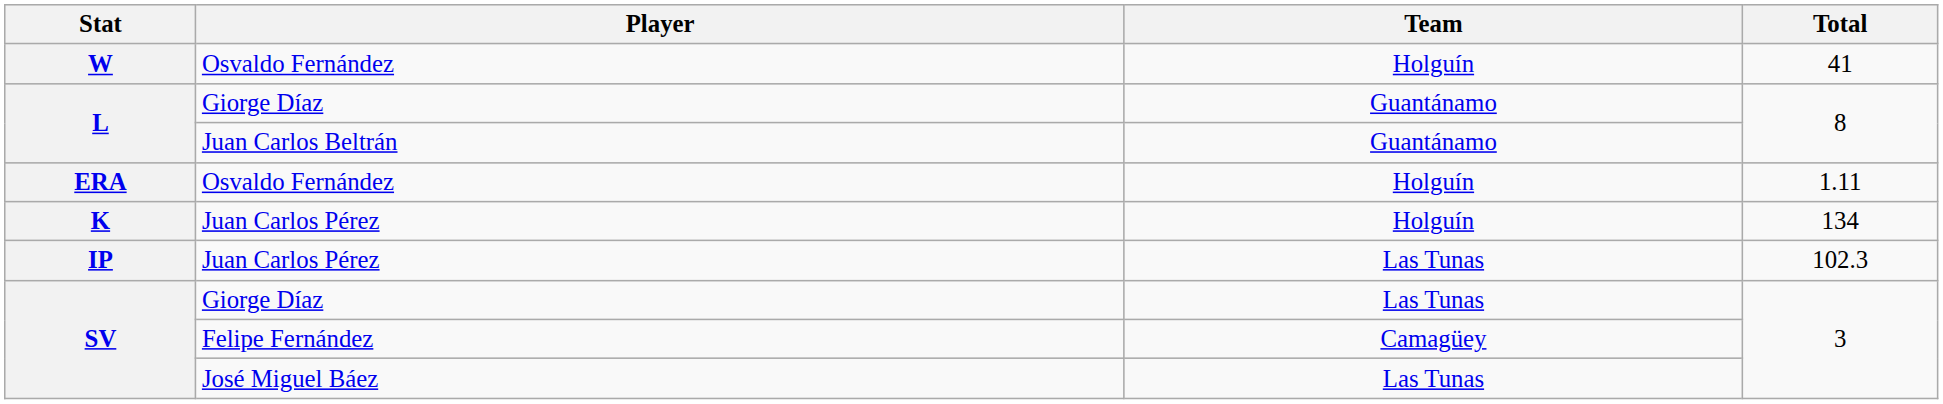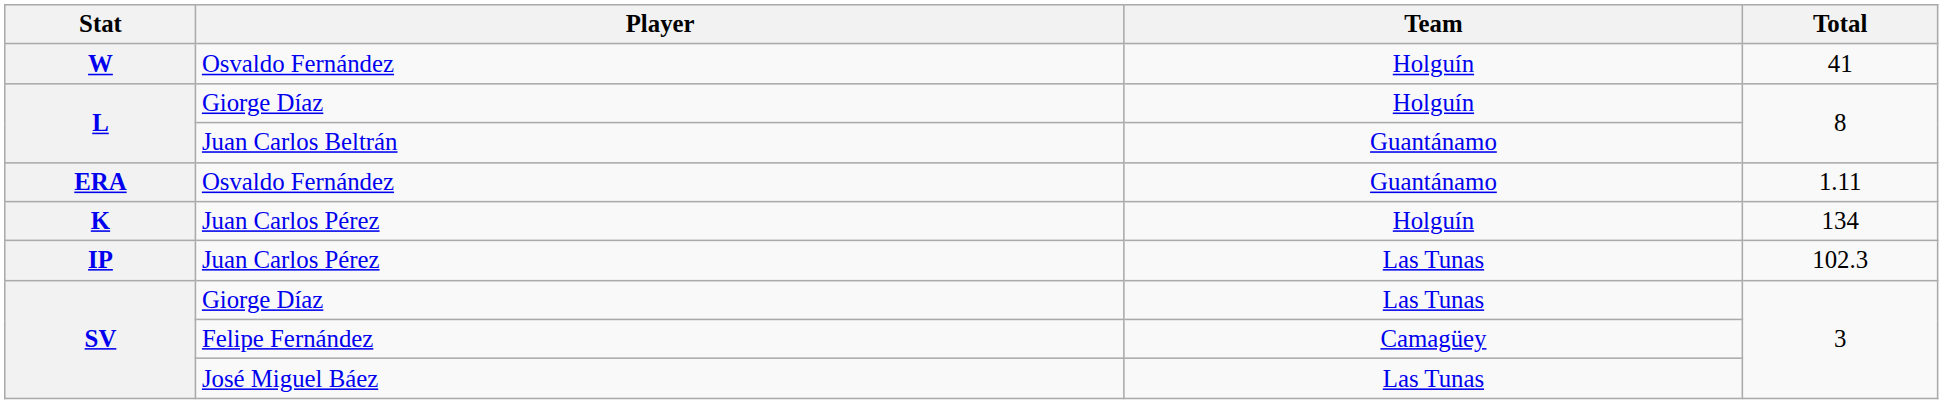(1433, 102) Guantánamo -> (1433, 102) Holguín
(1433, 181) Holguín -> (1433, 181) Guantánamo
